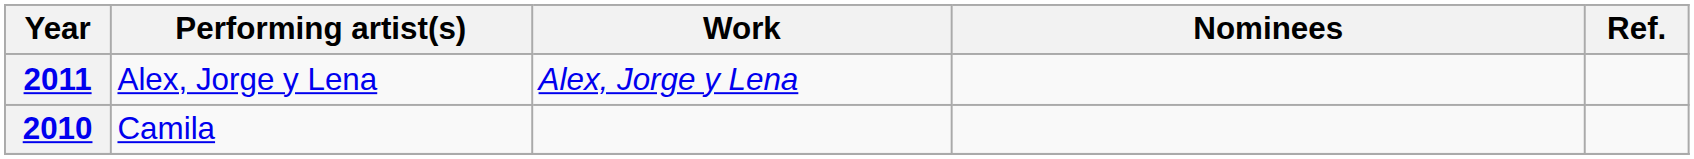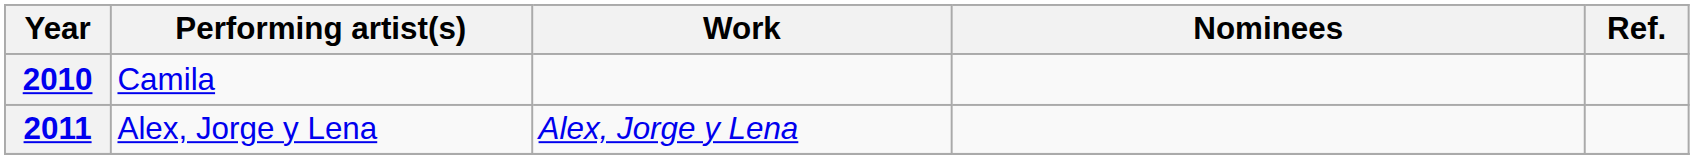rows swapped: (58, 128) <-> (58, 79)
